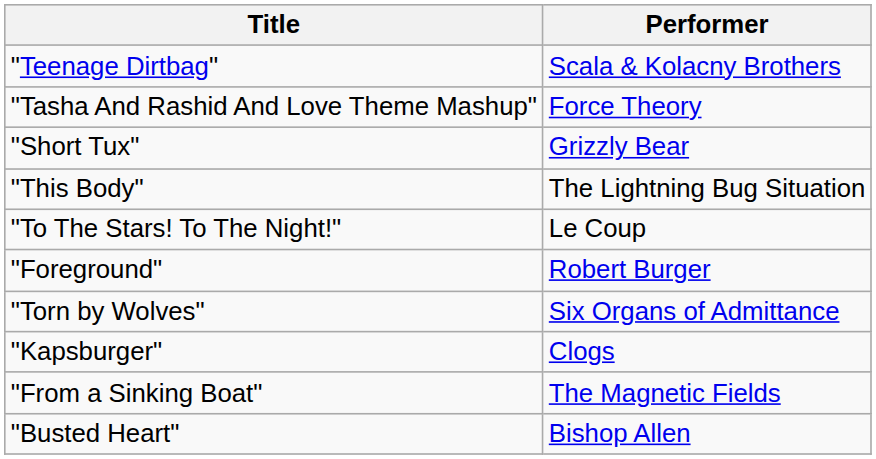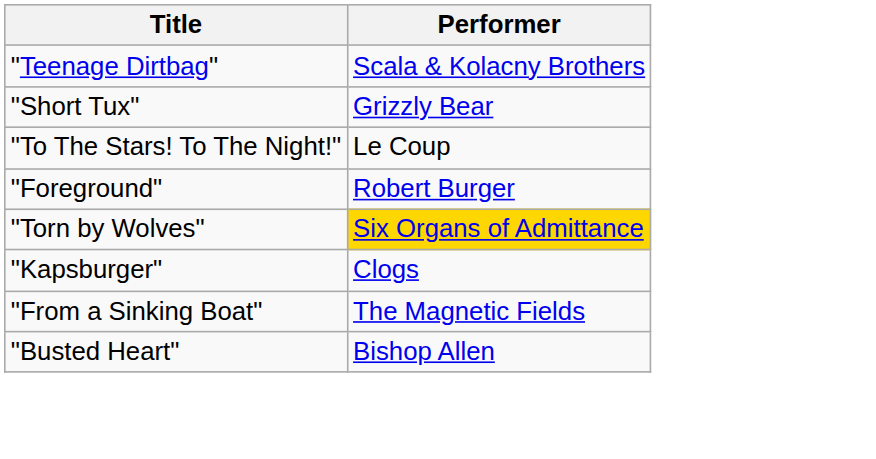- row: (274, 106)
- row: (77, 188)
(694, 310) no background -> (498, 229) gold background
